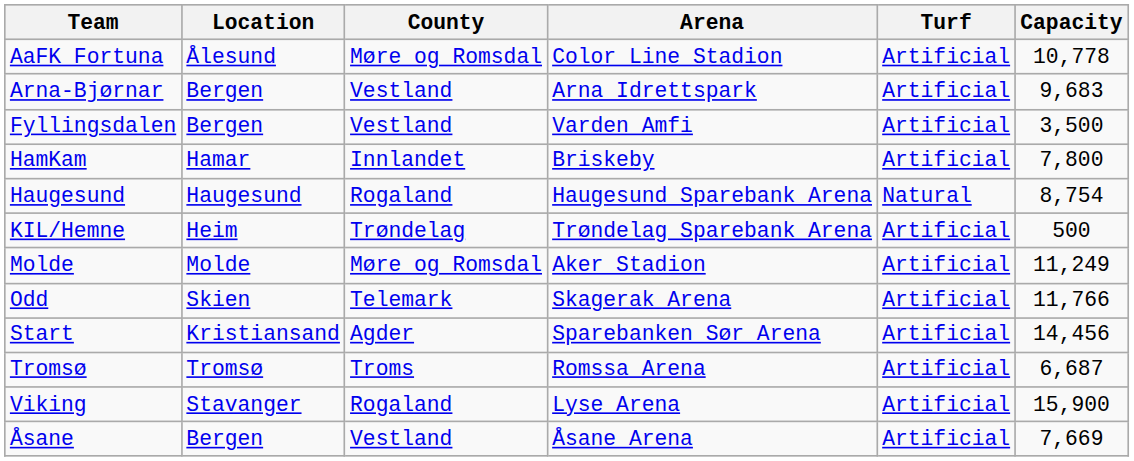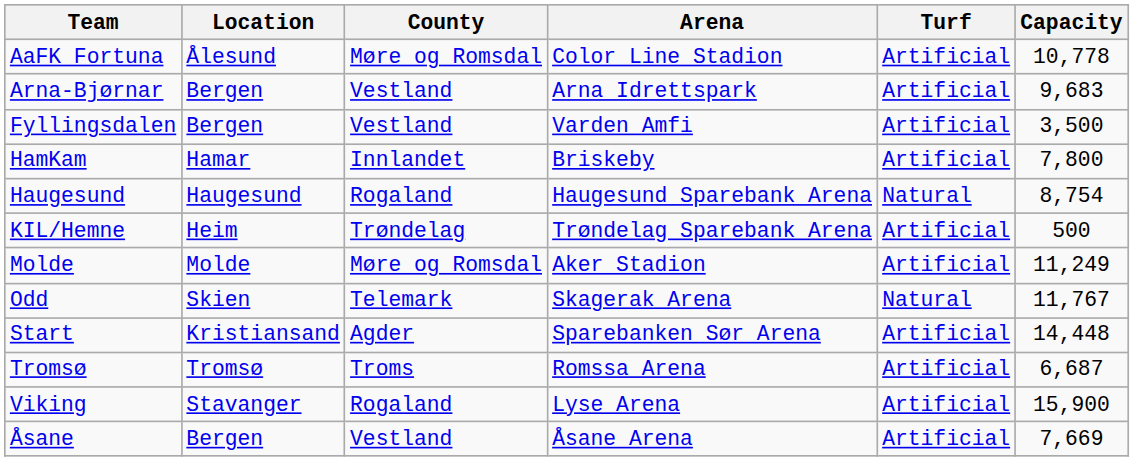(946, 300) Artificial -> (927, 300) Natural
(1071, 300) 11,766 -> (1071, 300) 11,767
(1071, 335) 14,456 -> (1071, 335) 14,448
